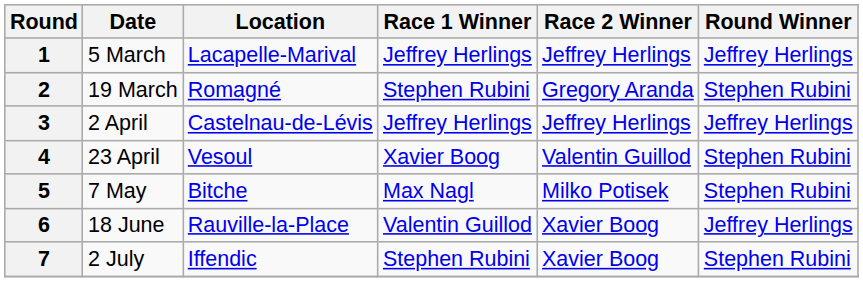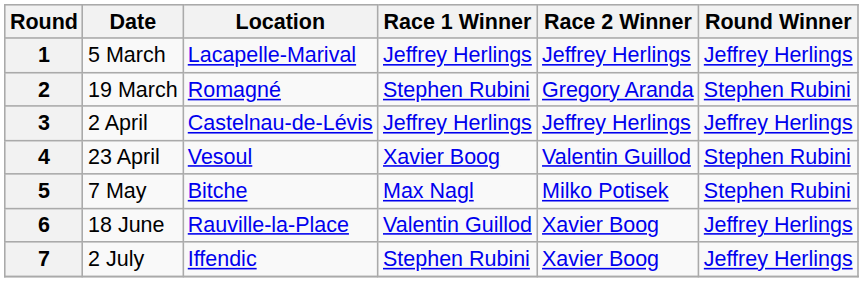(777, 258) Stephen Rubini -> (778, 258) Jeffrey Herlings
